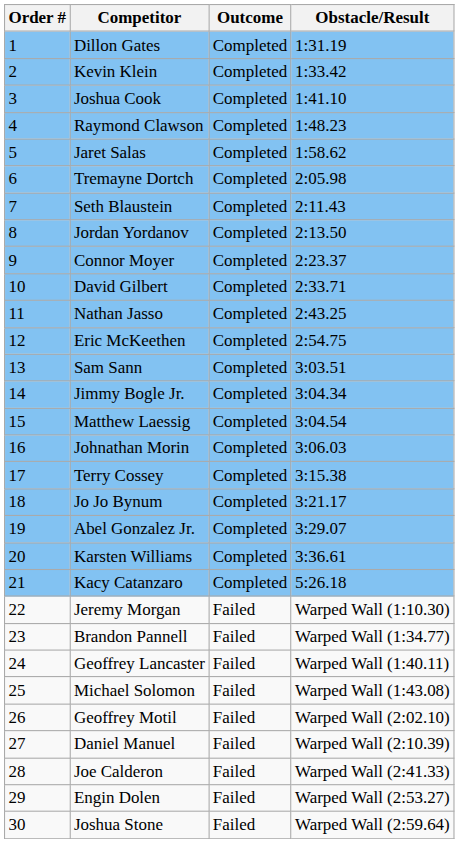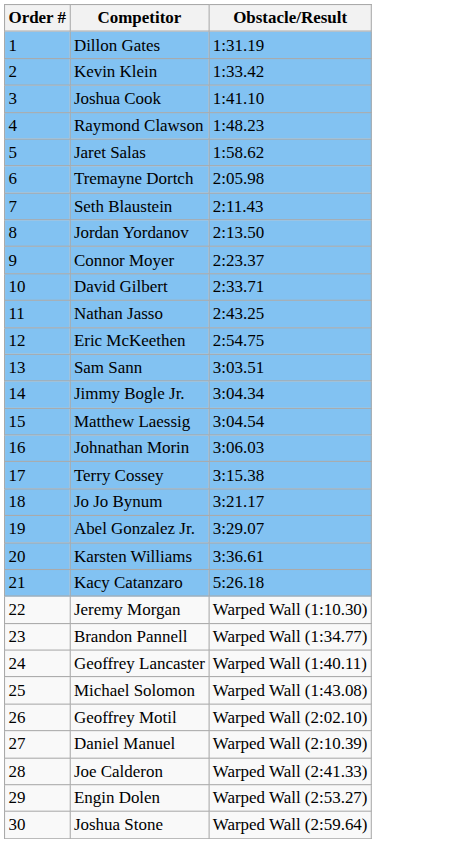- column: (250, 17)
